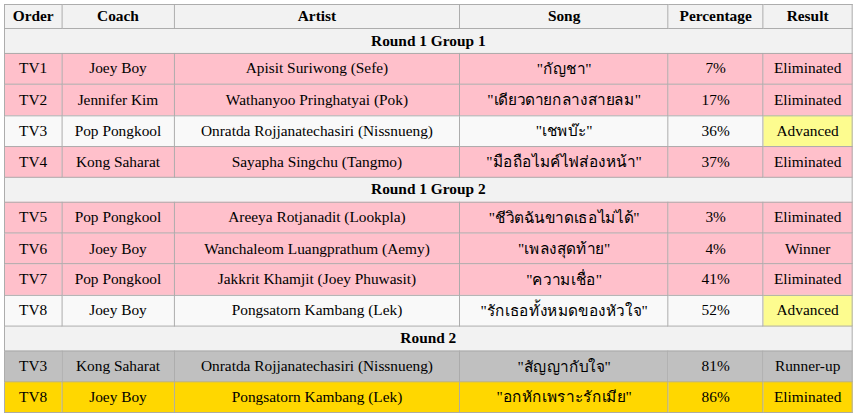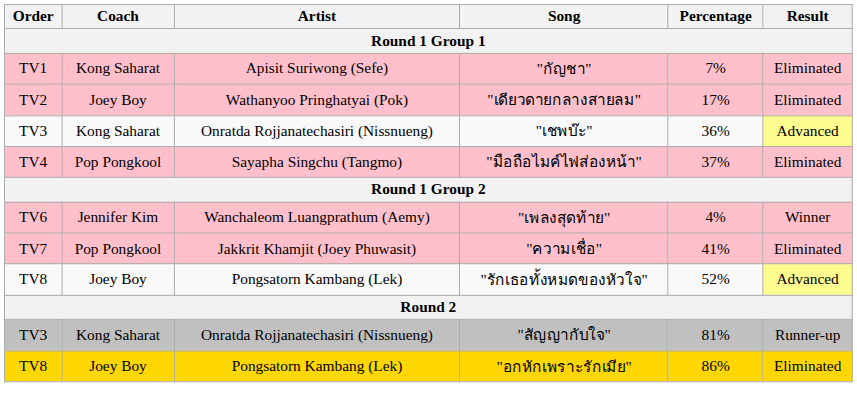(118, 68) Joey Boy -> (118, 68) Kong Saharat
(118, 99) Jennifer Kim -> (118, 99) Joey Boy
(118, 130) Pop Pongkool -> (118, 130) Kong Saharat
(118, 162) Kong Saharat -> (118, 162) Pop Pongkool
- row: (564, 217)
(118, 248) Joey Boy -> (118, 217) Jennifer Kim
